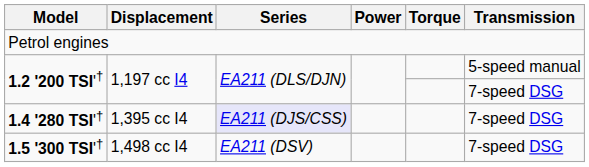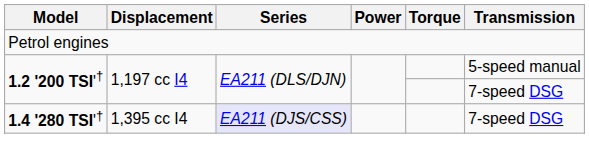- row: (56, 148)
